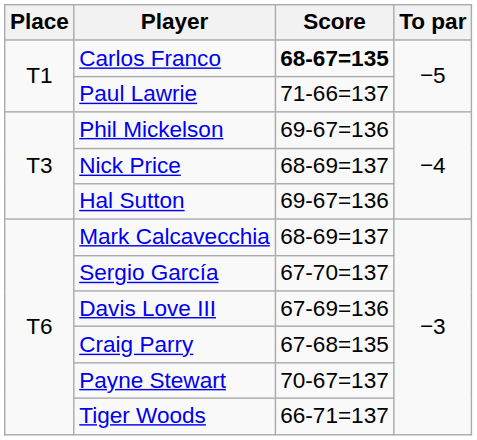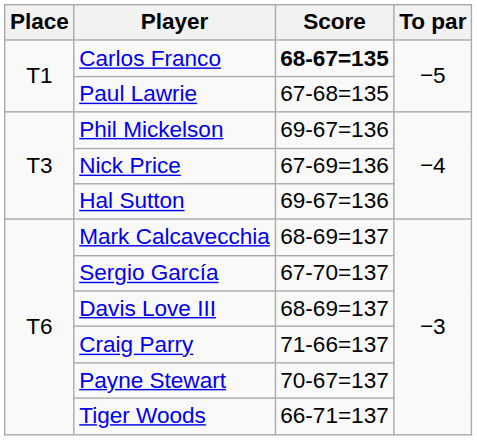(334, 93) 71-66=137 -> (334, 93) 67-68=135
(334, 165) 68-69=137 -> (334, 165) 67-69=136
(334, 308) 67-69=136 -> (334, 308) 68-69=137
(334, 344) 67-68=135 -> (334, 344) 71-66=137
